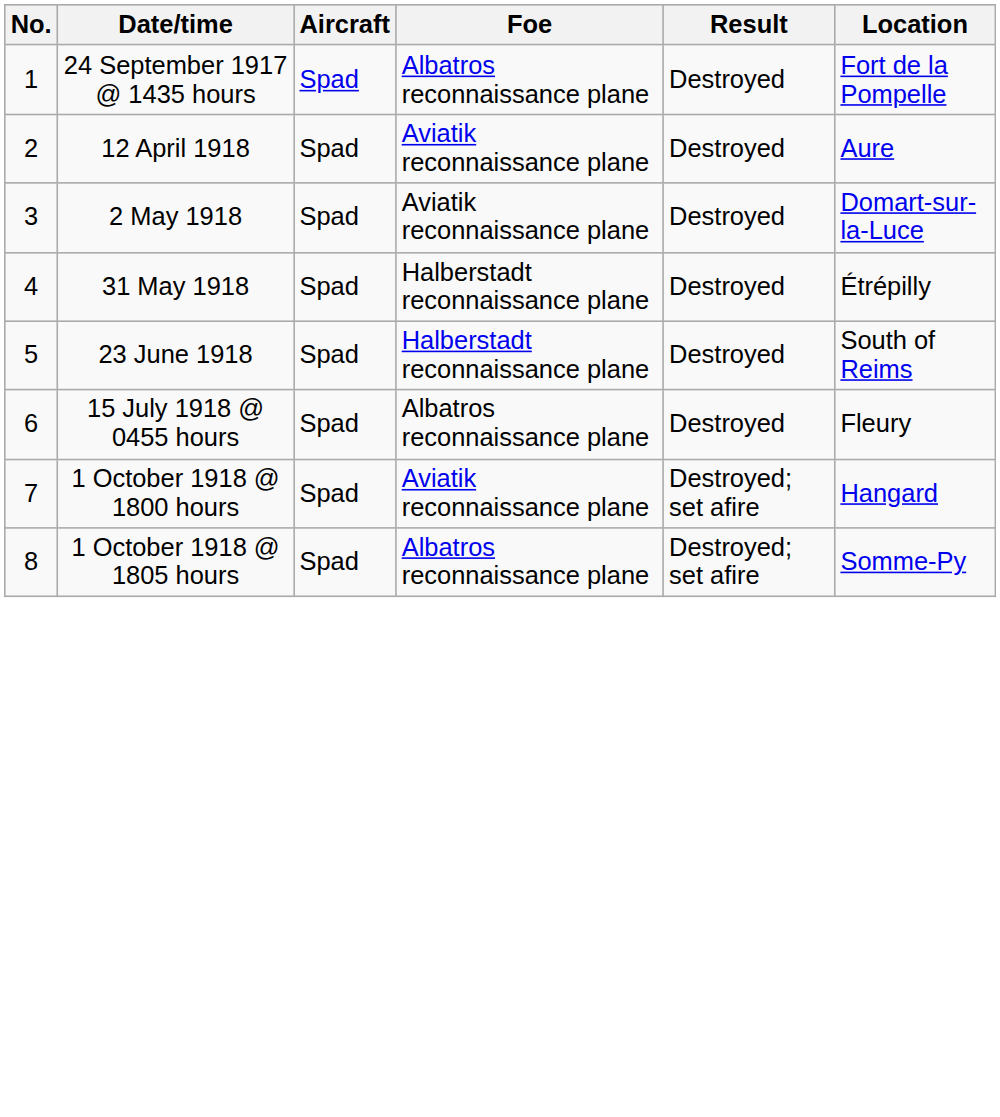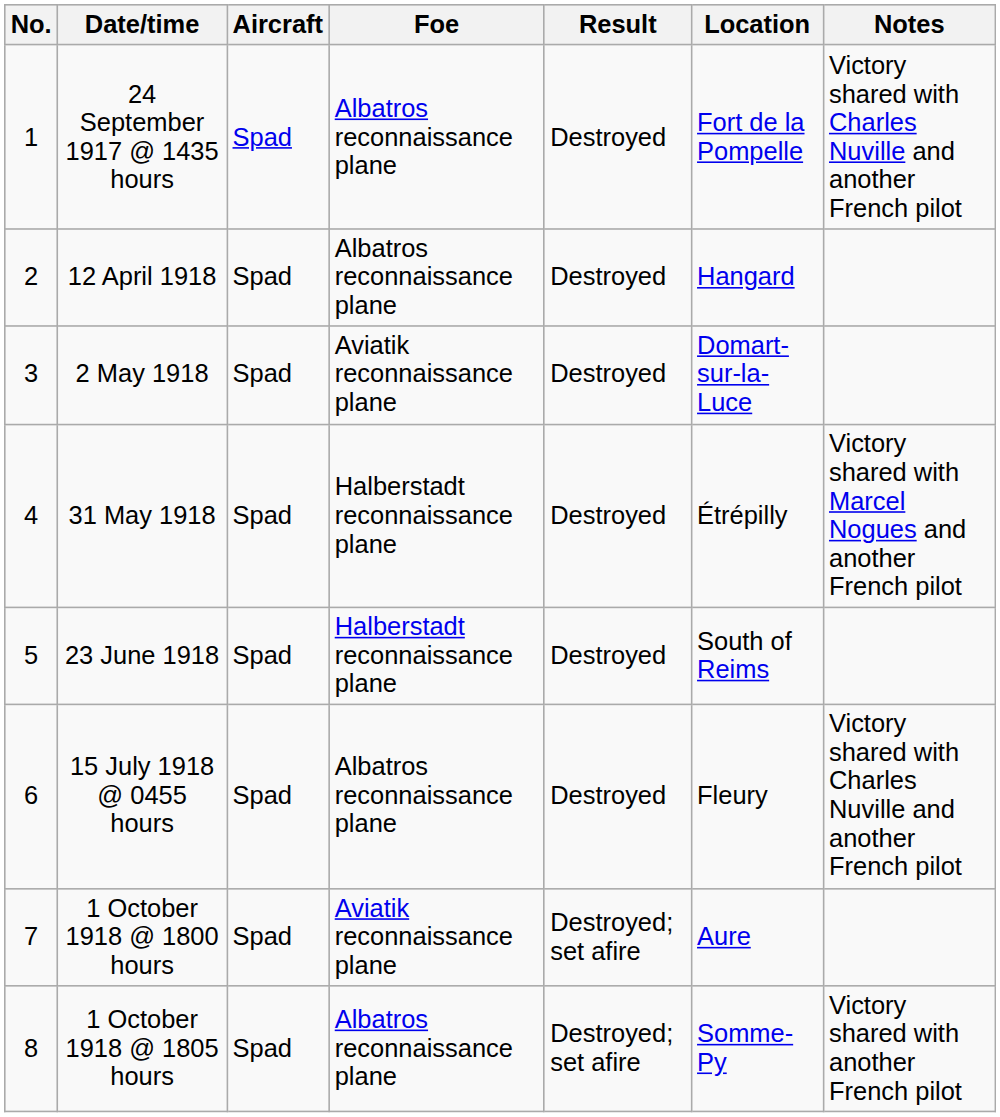+ column: (909, 24)
(525, 148) Aviatik reconnaissance plane -> (424, 277) Albatros reconnaissance plane
(867, 148) Aure -> (746, 277) Hangard
(889, 493) Hangard -> (724, 936) Aure
